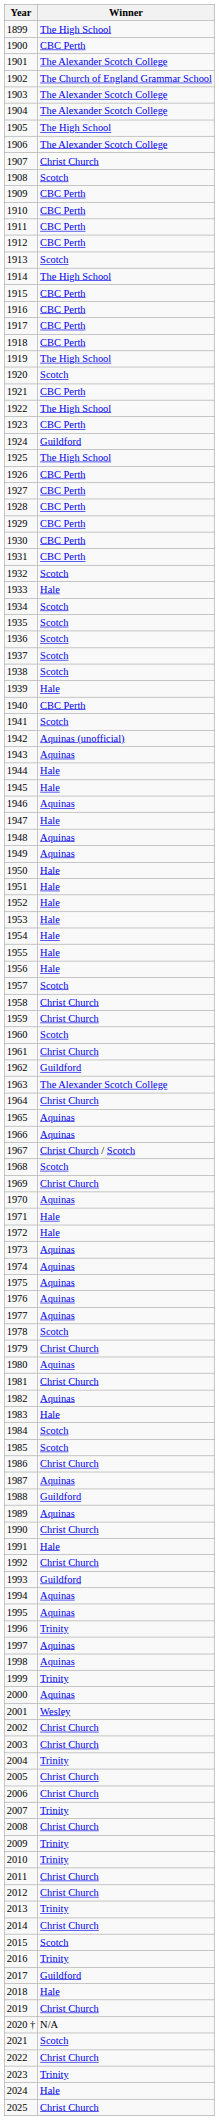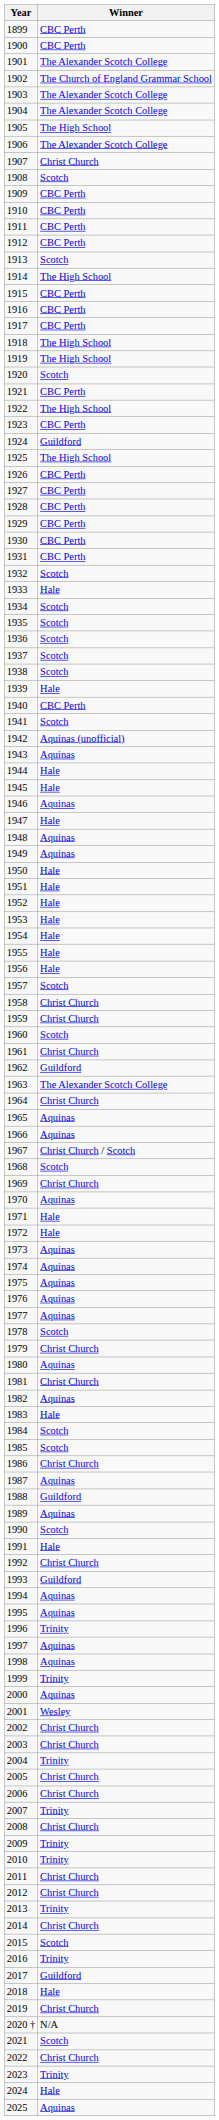(76, 29) The High School -> (63, 29) CBC Perth
(63, 342) CBC Perth -> (76, 342) The High School
(69, 1530) Christ Church -> (54, 1530) Scotch
(69, 2107) Christ Church -> (57, 2107) Aquinas
